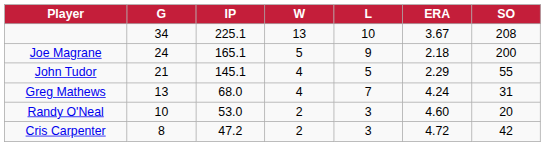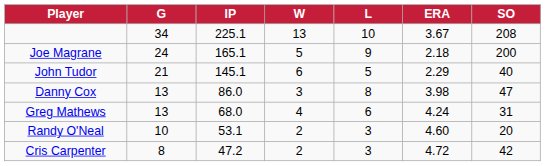(299, 72) 4 -> (299, 72) 6
(506, 72) 55 -> (506, 72) 40
+ row: (66, 92)
(368, 92) 7 -> (368, 111) 6
(230, 111) 53.0 -> (230, 131) 53.1
